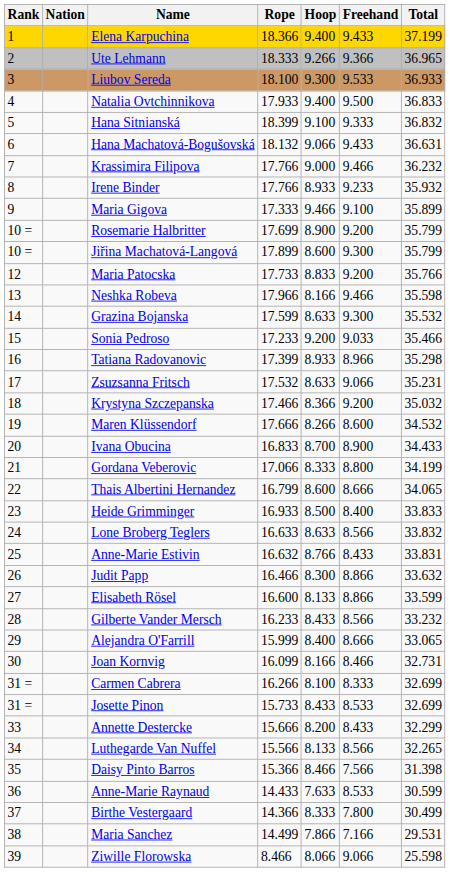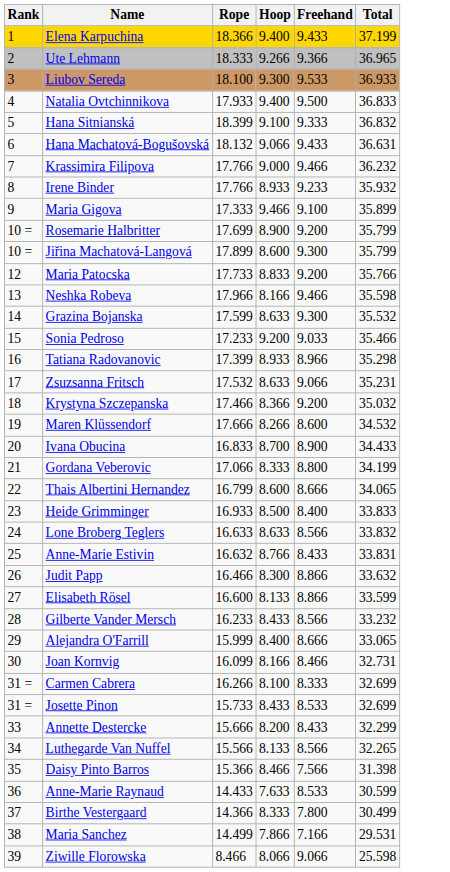- column: (65, 15)
